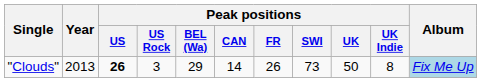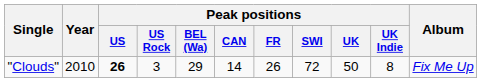(80, 66) 2013 -> (80, 66) 2010
(312, 66) 73 -> (312, 66) 72
(443, 66) lightblue background -> (443, 66) no background
